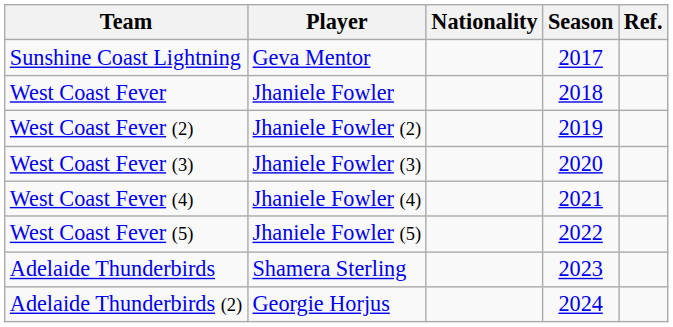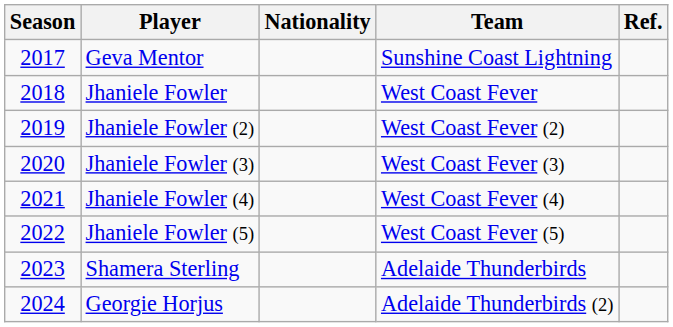columns swapped: (581, 22) <-> (126, 22)
